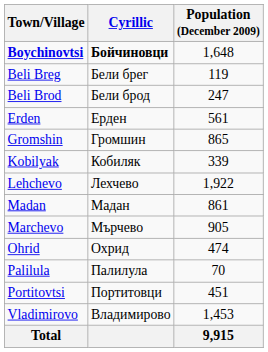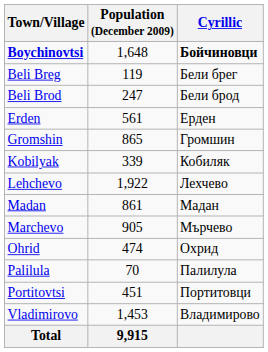columns swapped: (131, 23) <-> (218, 23)
